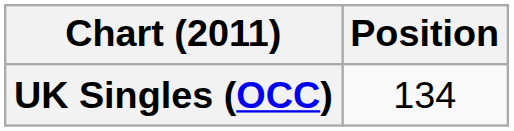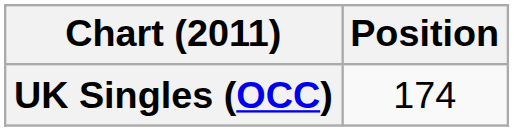(425, 94) 134 -> (425, 94) 174
